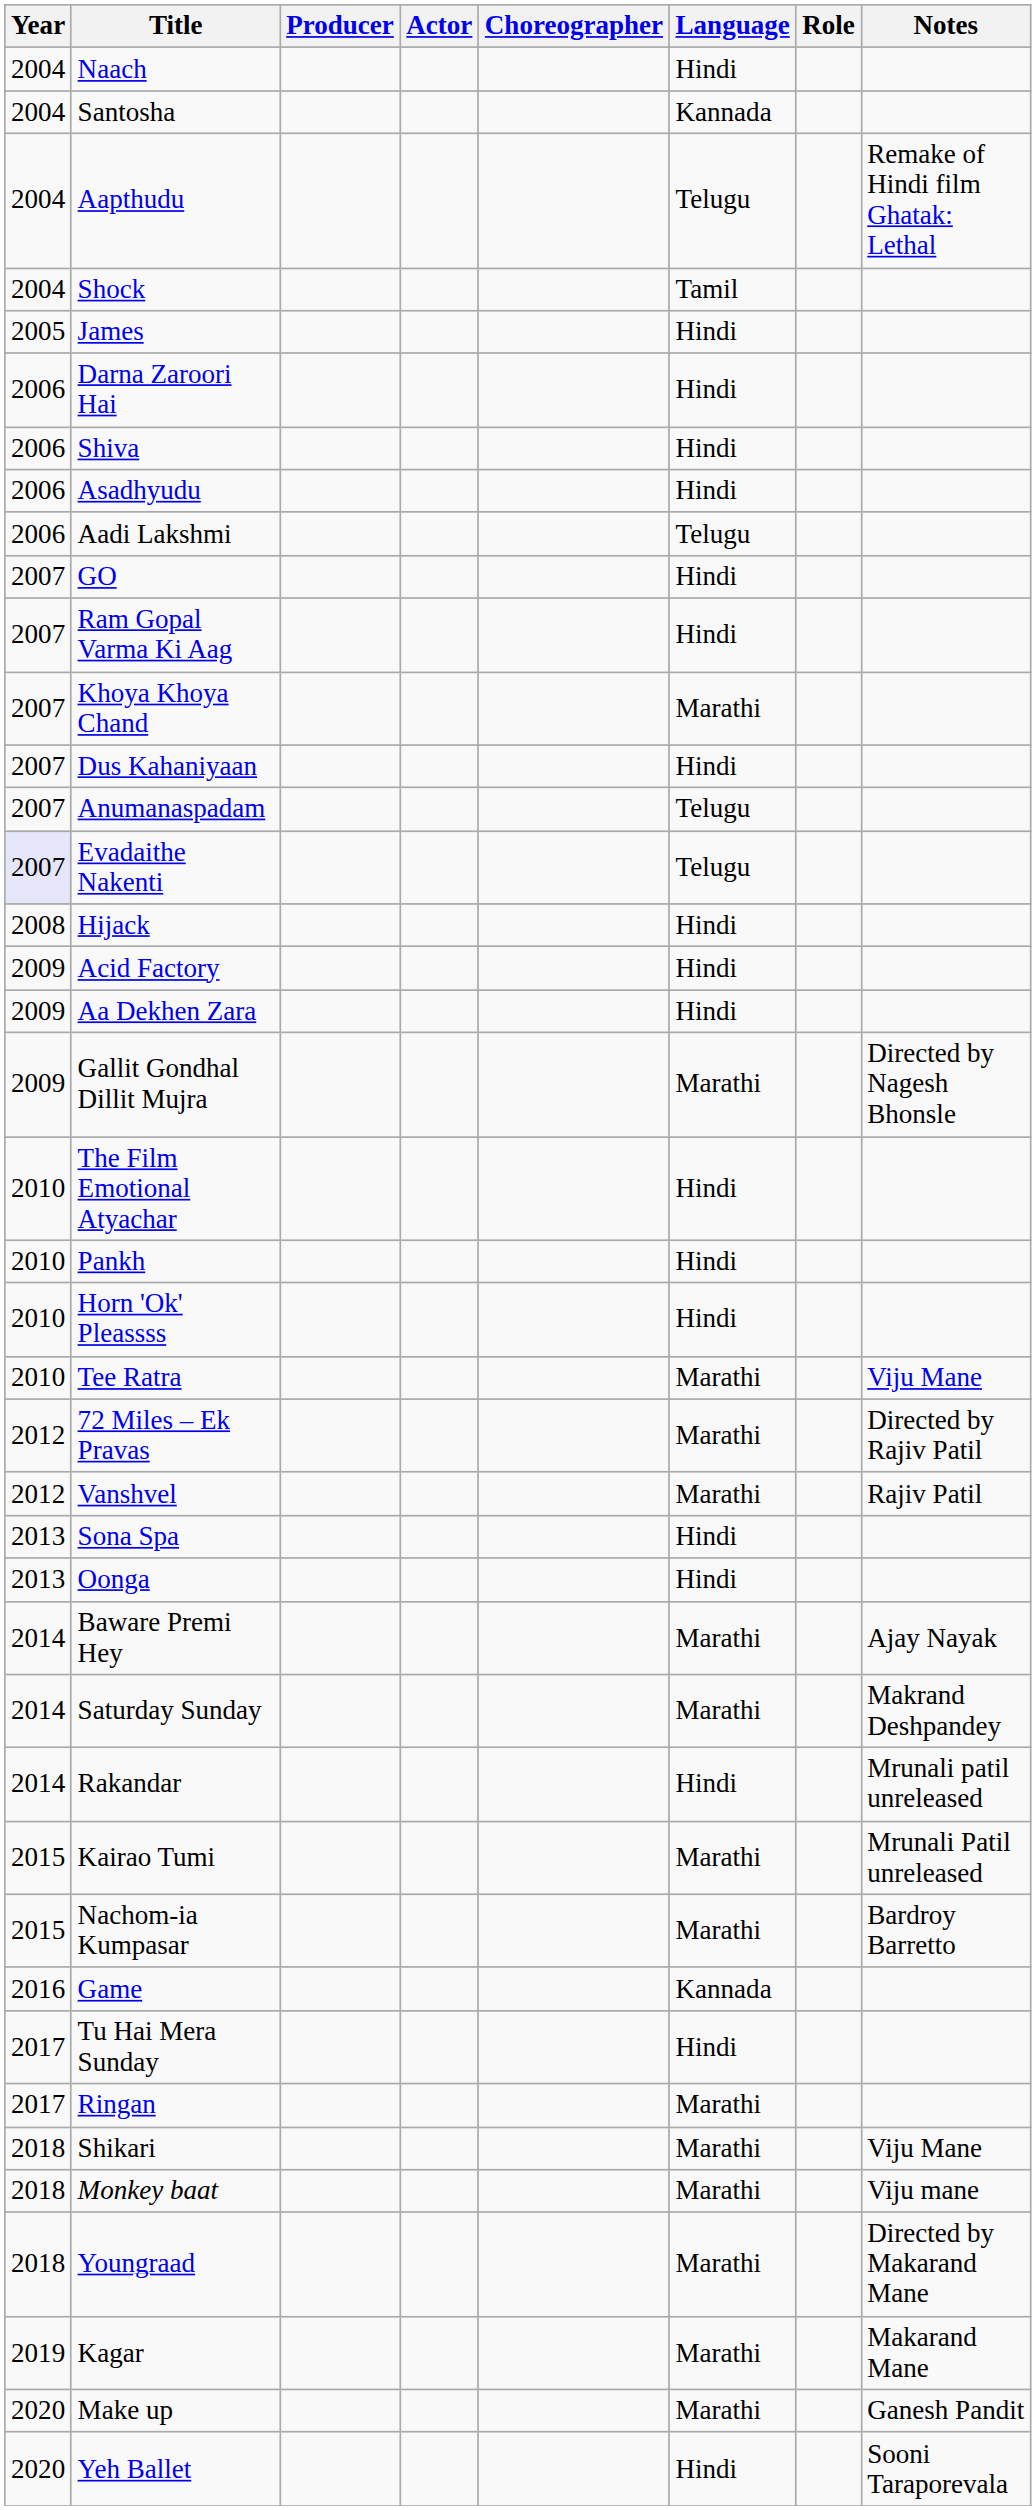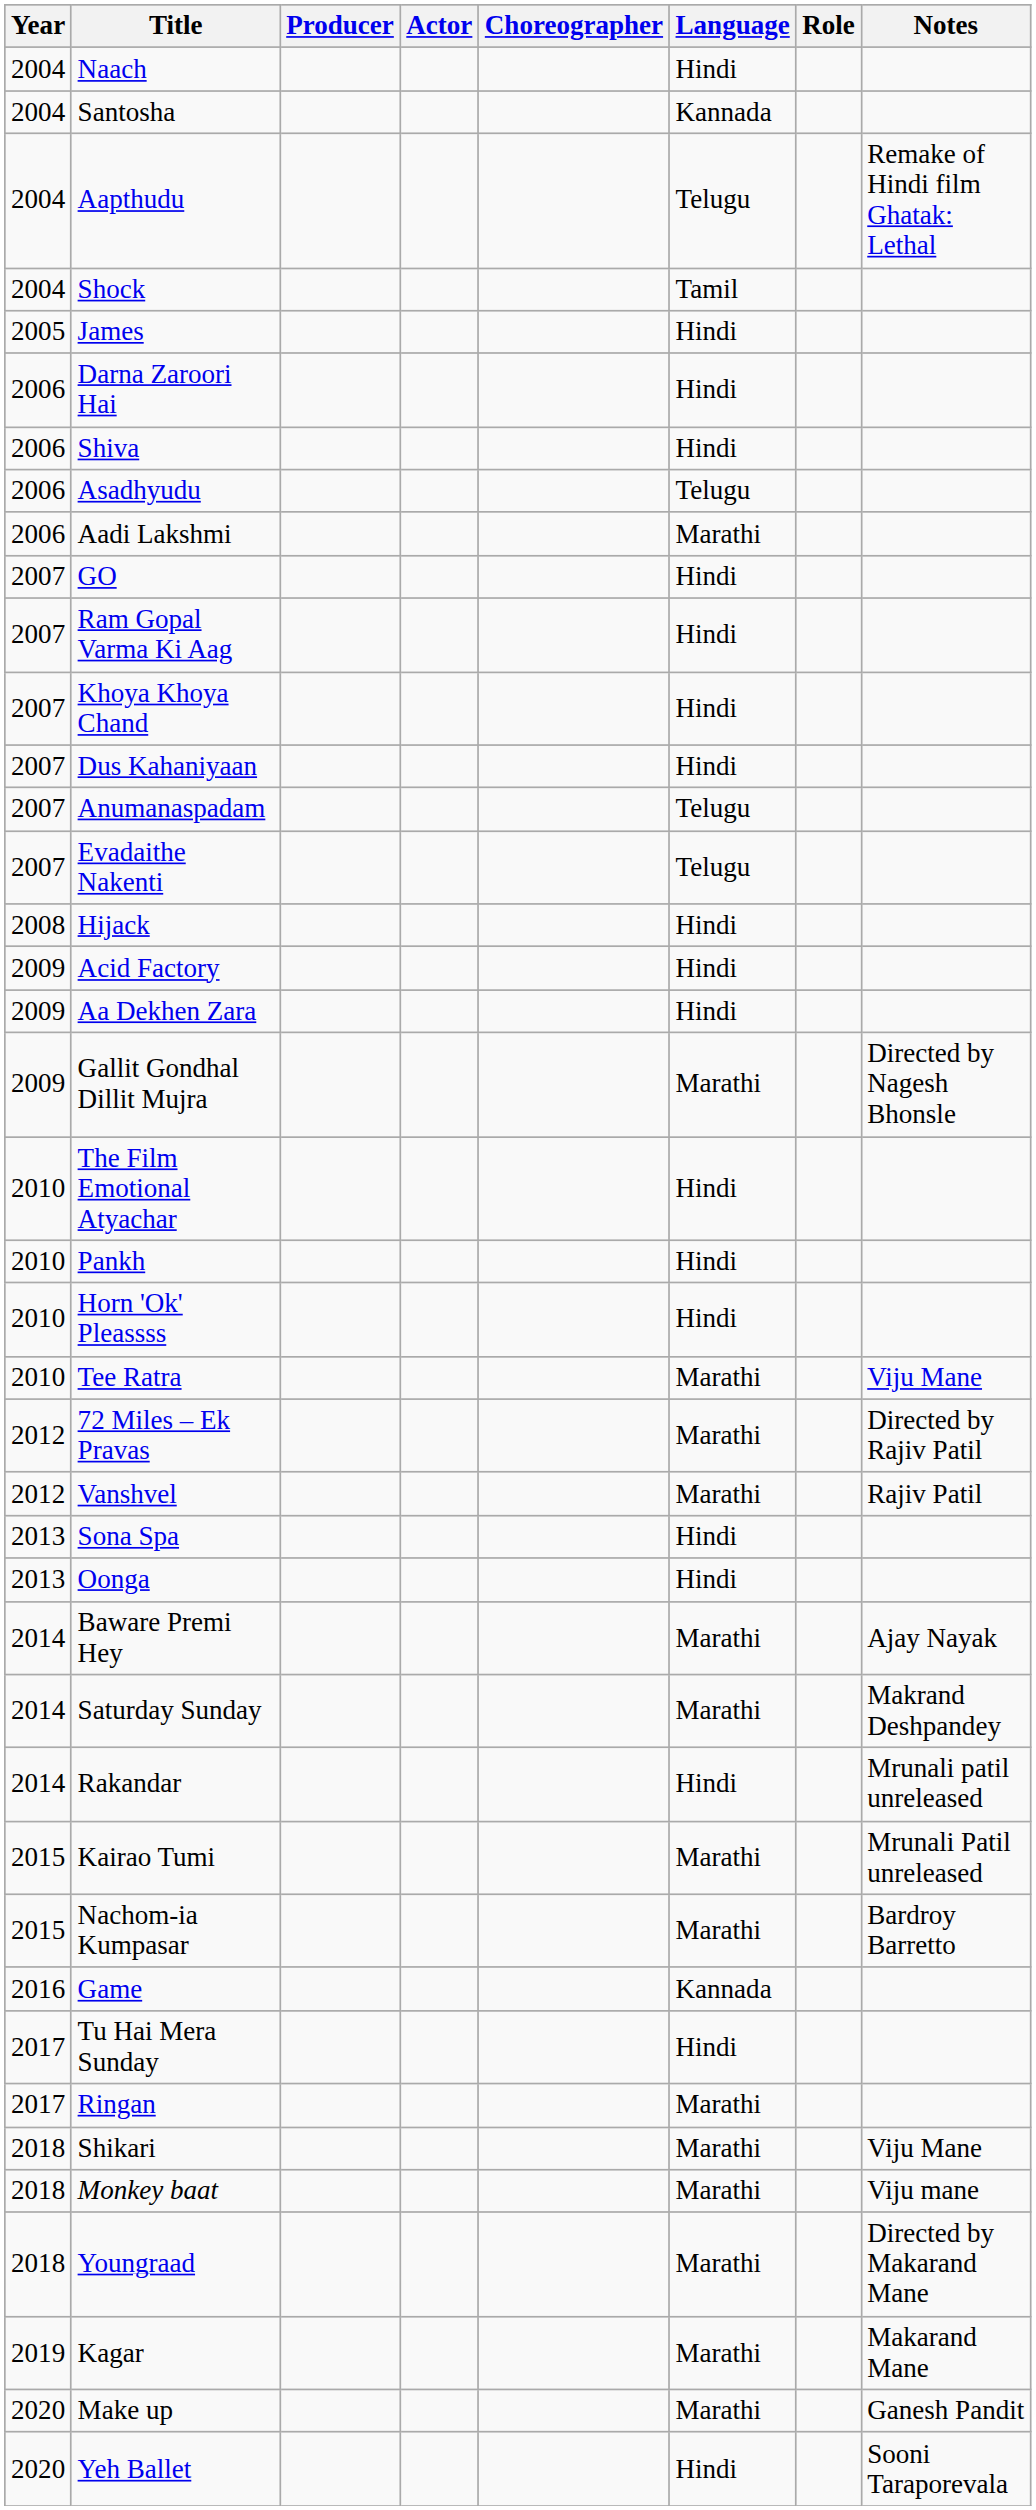(706, 490) Hindi -> (713, 490) Telugu
(713, 533) Telugu -> (718, 533) Marathi
(718, 707) Marathi -> (706, 707) Hindi
(38, 866) lavender background -> (38, 866) no background
